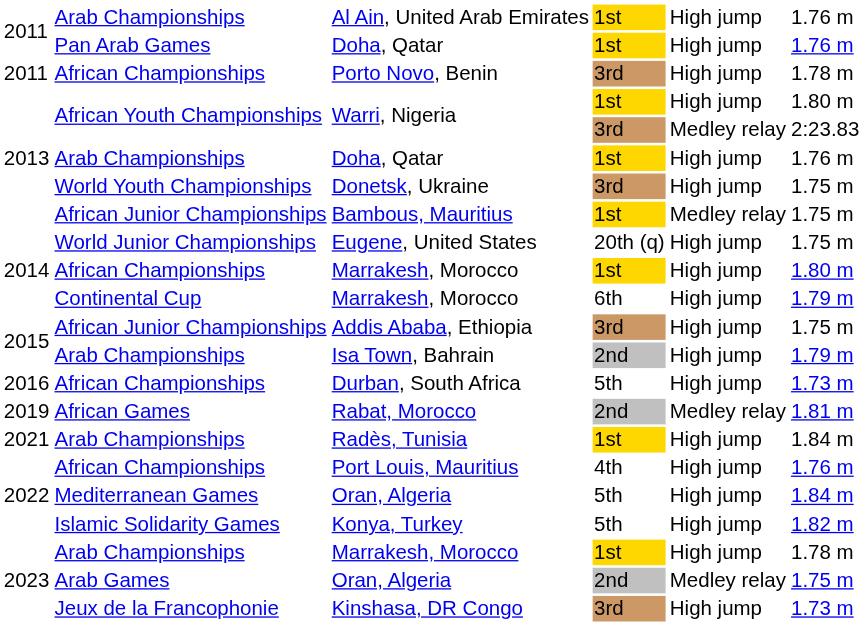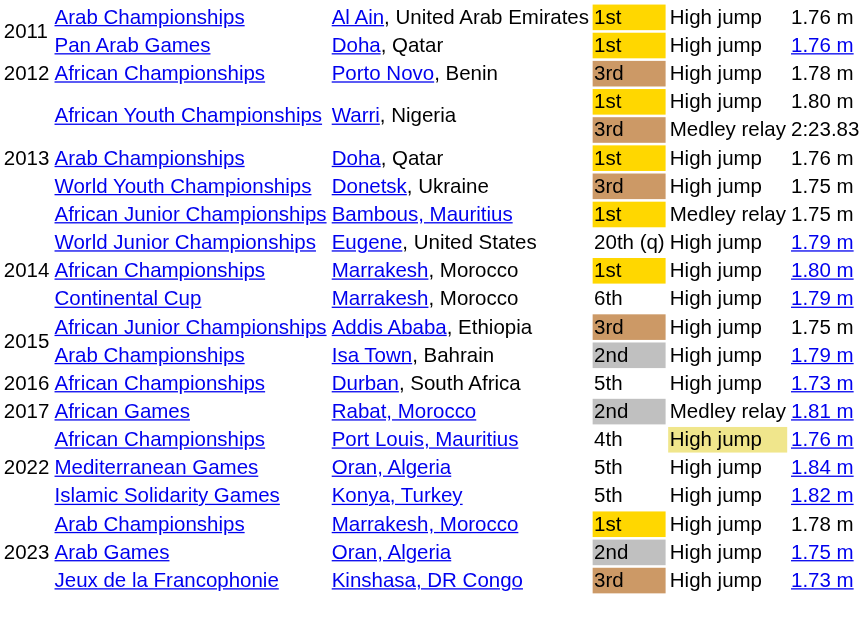(26, 73) 2011 -> (27, 73) 2012
(822, 242) 1.75 m -> (822, 242) 1.79 m
(27, 411) 2019 -> (27, 411) 2017
- row: (150, 439)
(716, 467) no background -> (716, 439) khaki background
(728, 580) Medley relay -> (716, 552) High jump
